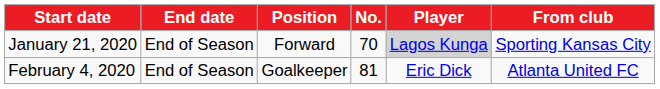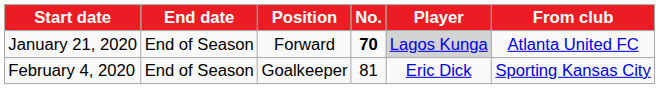(369, 44) normal -> (369, 44) bold
(573, 44) Sporting Kansas City -> (573, 44) Atlanta United FC
(573, 70) Atlanta United FC -> (573, 70) Sporting Kansas City
